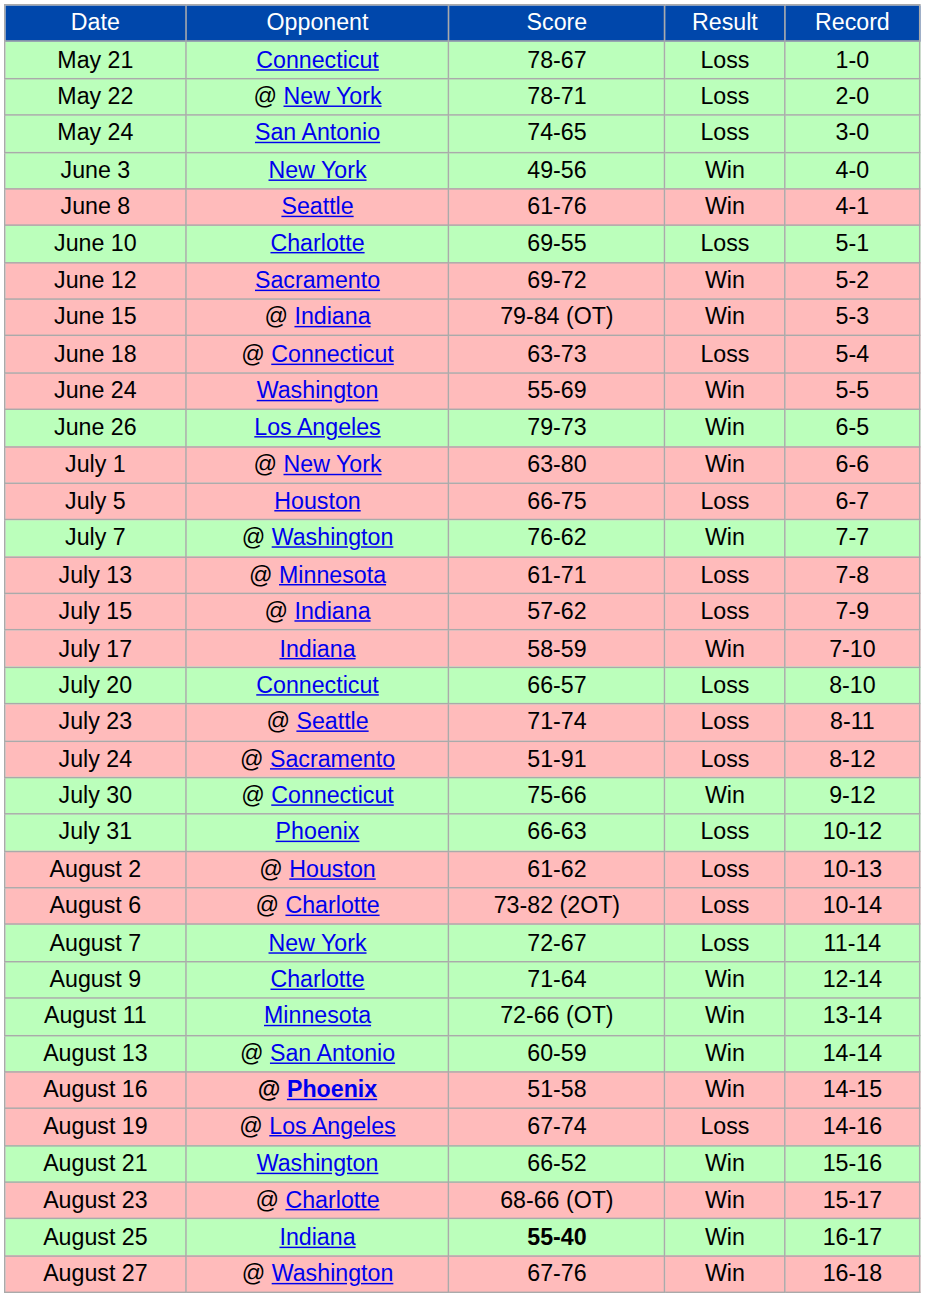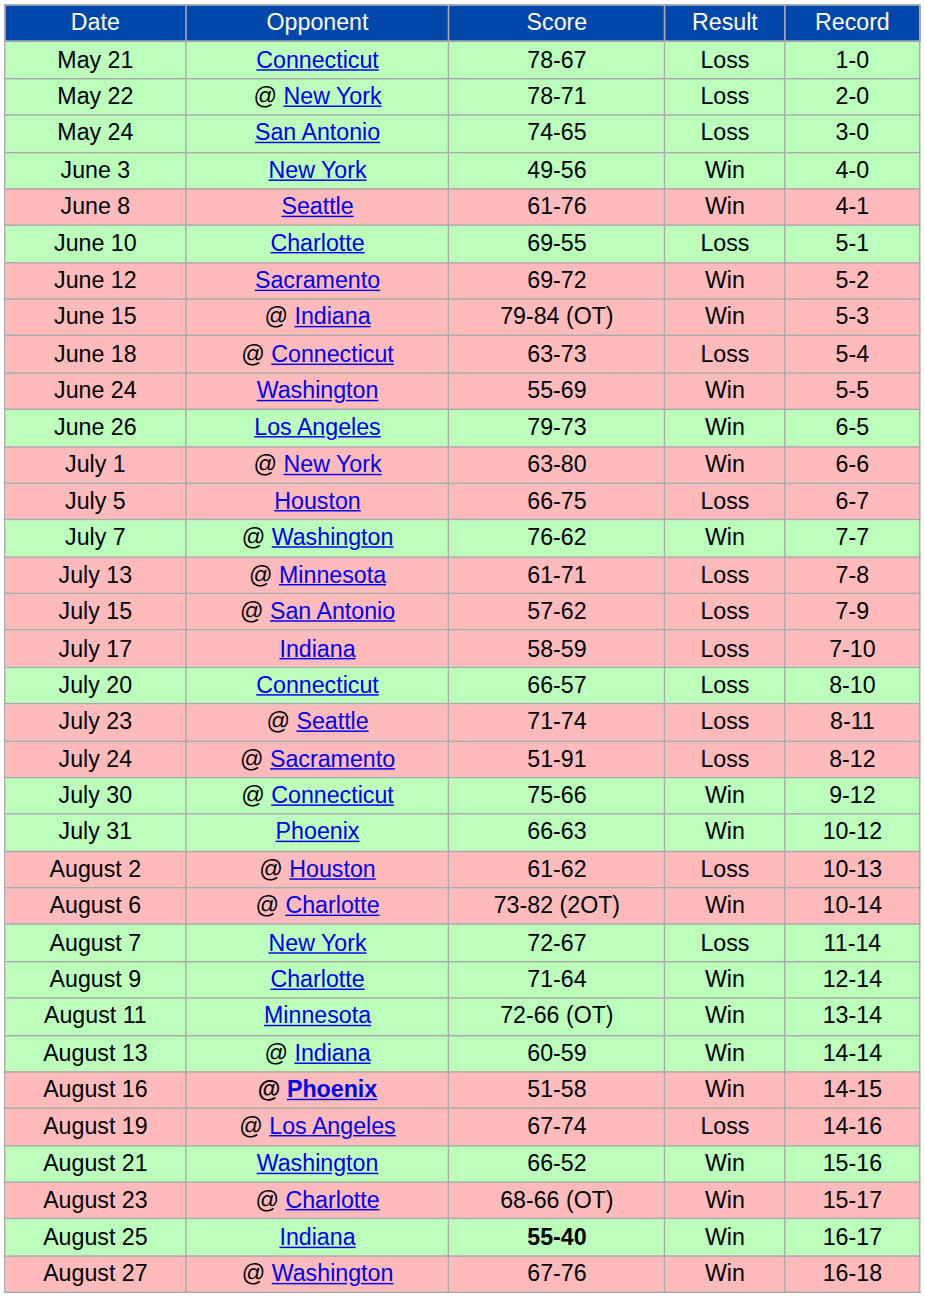(318, 611) @ Indiana -> (318, 611) @ San Antonio
(725, 648) Win -> (725, 648) Loss
(725, 832) Loss -> (725, 832) Win
(725, 905) Loss -> (725, 905) Win
(318, 1053) @ San Antonio -> (318, 1053) @ Indiana
